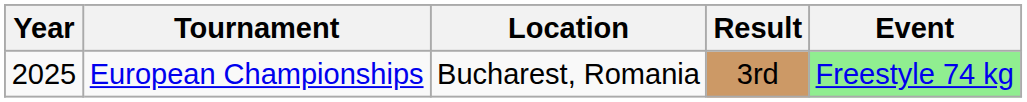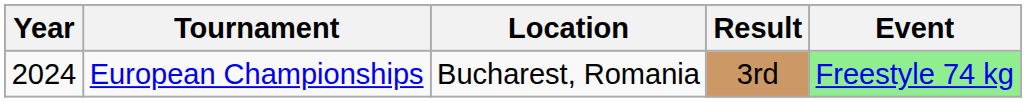(44, 74) 2025 -> (44, 74) 2024
